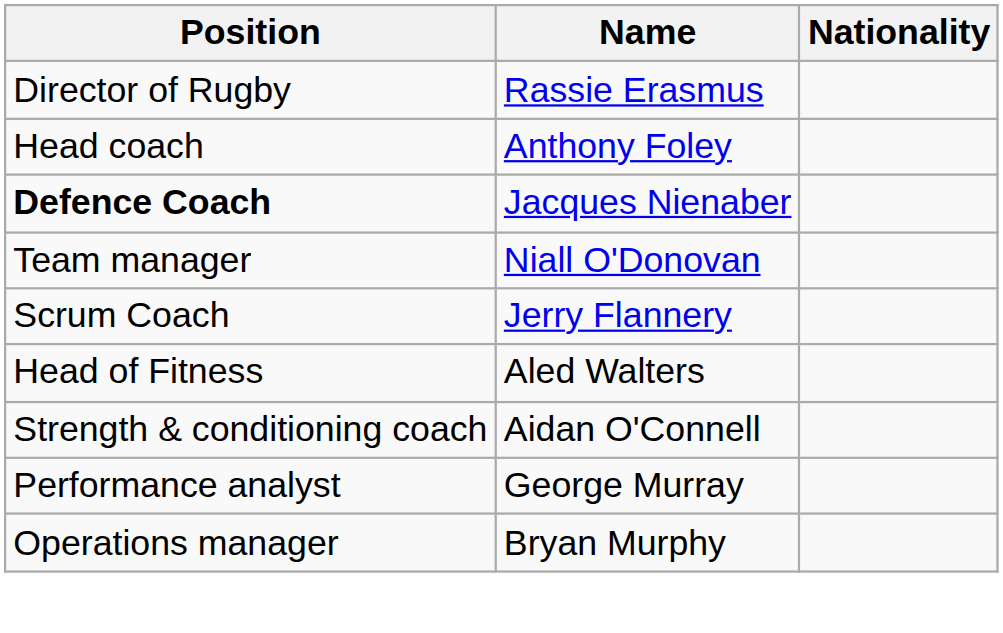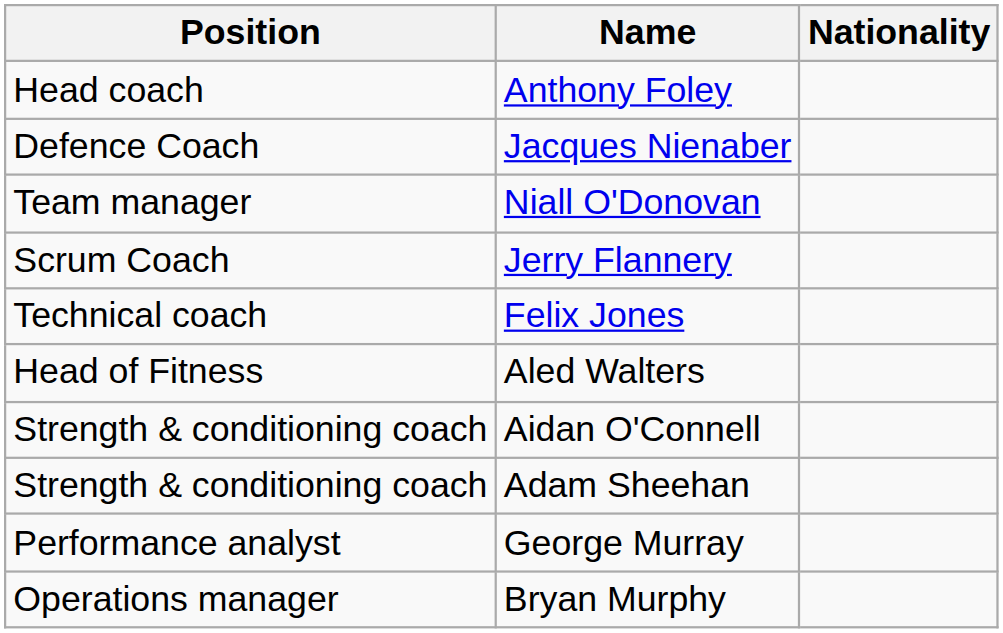- row: (634, 89)
(142, 202) bold -> (136, 145) normal
+ row: (594, 315)
+ row: (627, 485)
